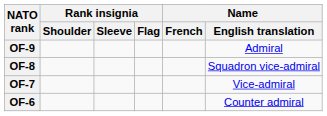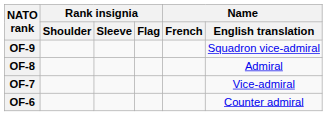(264, 48) Admiral -> (264, 48) Squadron vice-admiral
(264, 66) Squadron vice-admiral -> (264, 66) Admiral
